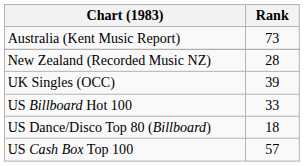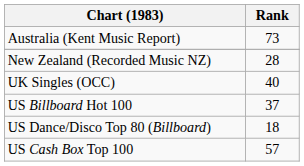(272, 82) 39 -> (272, 82) 40
(272, 104) 33 -> (272, 104) 37
